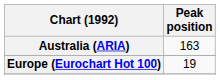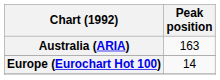(190, 64) 19 -> (190, 64) 14
